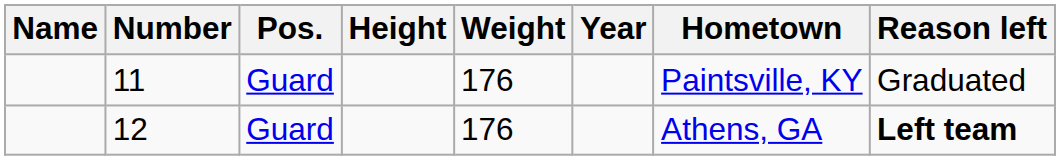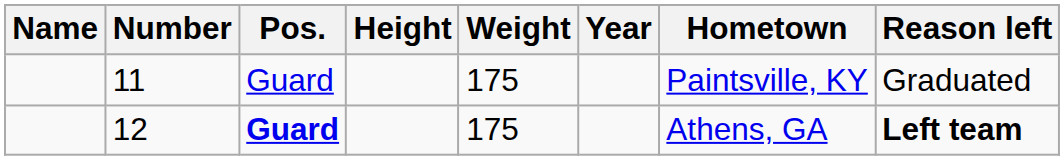(487, 79) 176 -> (493, 79) 175
(290, 129) normal -> (293, 129) bold
(487, 129) 176 -> (493, 129) 175
